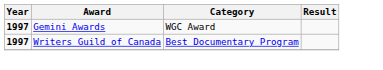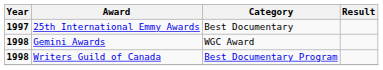+ row: (117, 27)
(18, 27) 1997 -> (18, 42) 1998
(18, 42) 1997 -> (18, 57) 1998
